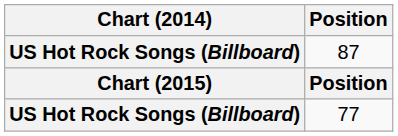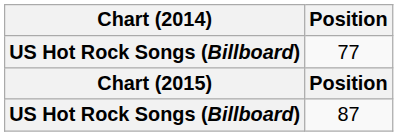rows swapped: (348, 114) <-> (348, 51)
